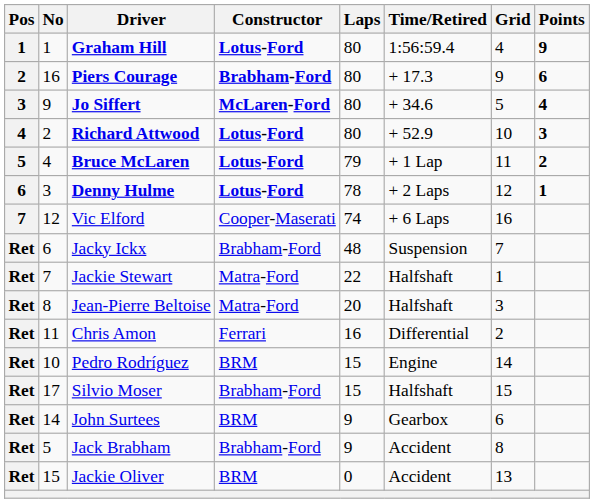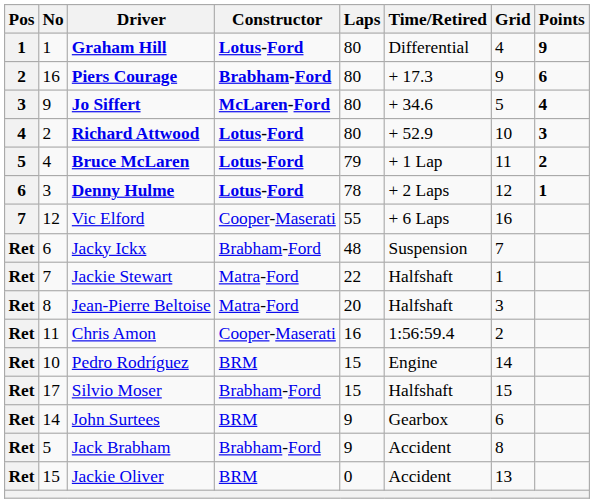(421, 47) 1:56:59.4 -> (429, 47) Differential
(353, 218) 74 -> (353, 218) 55
(242, 333) Ferrari -> (277, 333) Cooper-Maserati
(429, 333) Differential -> (421, 333) 1:56:59.4
